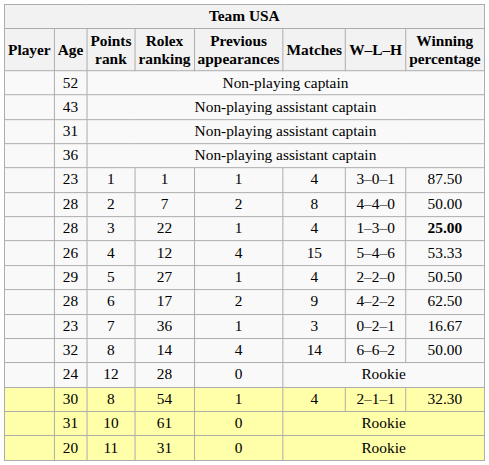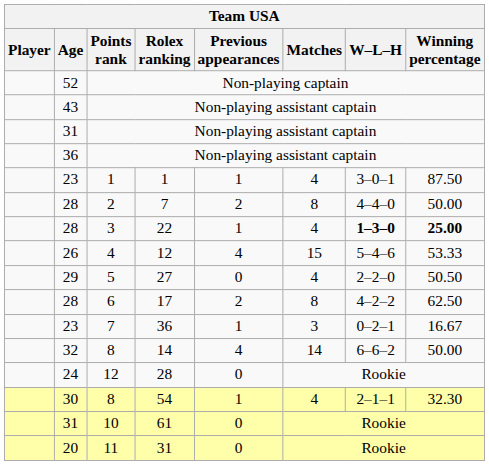(376, 228) normal -> (376, 228) bold
(239, 277) 1 -> (239, 277) 0
(314, 301) 9 -> (314, 301) 8
